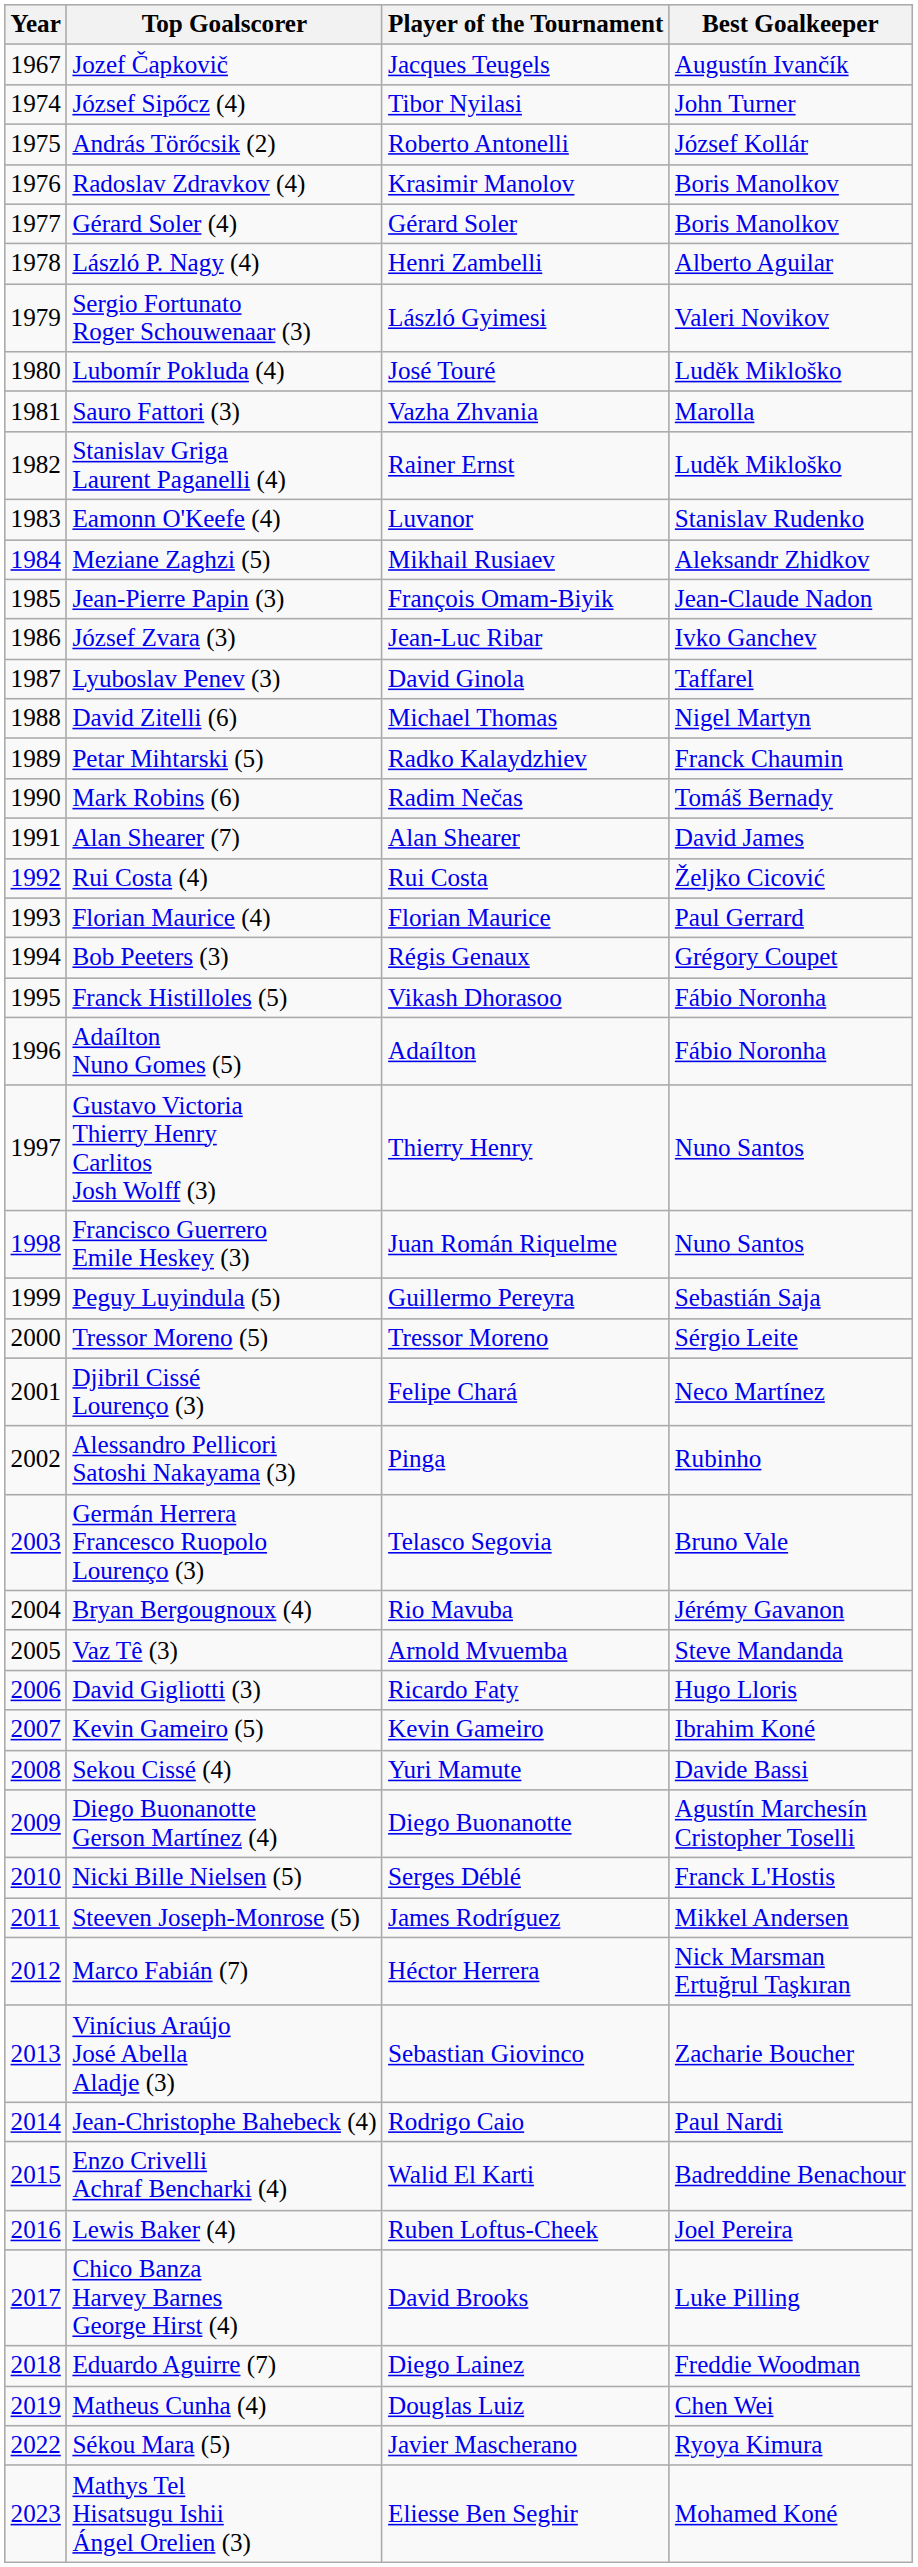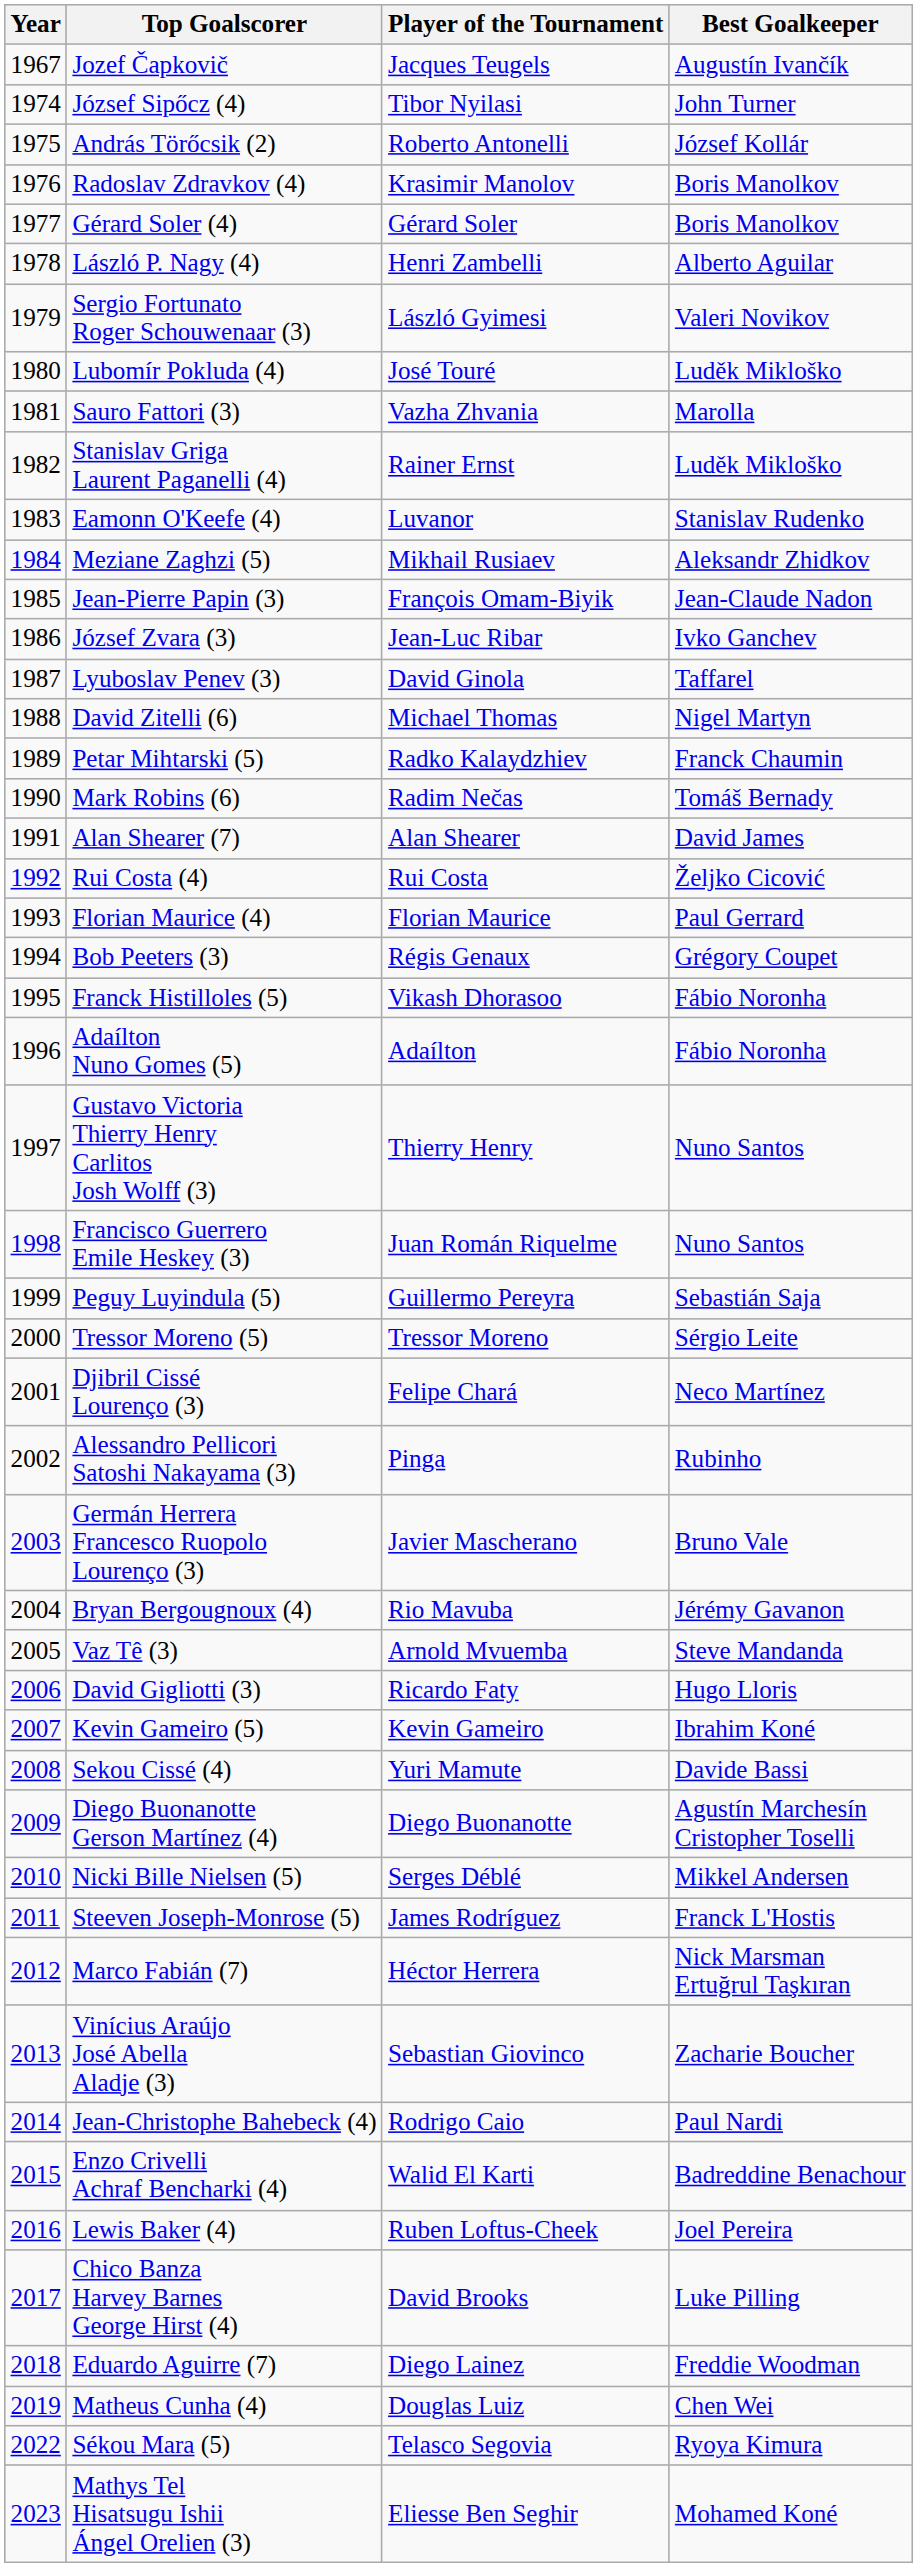(470, 1542) Telasco Segovia -> (483, 1542) Javier Mascherano
(755, 1877) Franck L'Hostis -> (762, 1877) Mikkel Andersen
(762, 1917) Mikkel Andersen -> (755, 1917) Franck L'Hostis
(483, 2445) Javier Mascherano -> (470, 2445) Telasco Segovia
